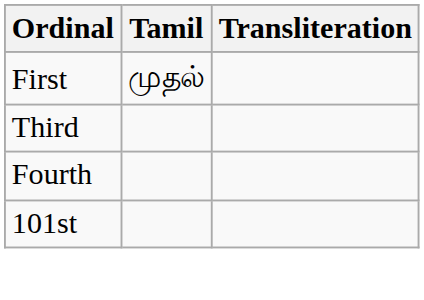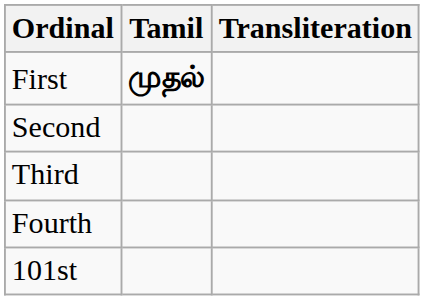(166, 76) normal -> (166, 76) bold
+ row: (56, 127)
